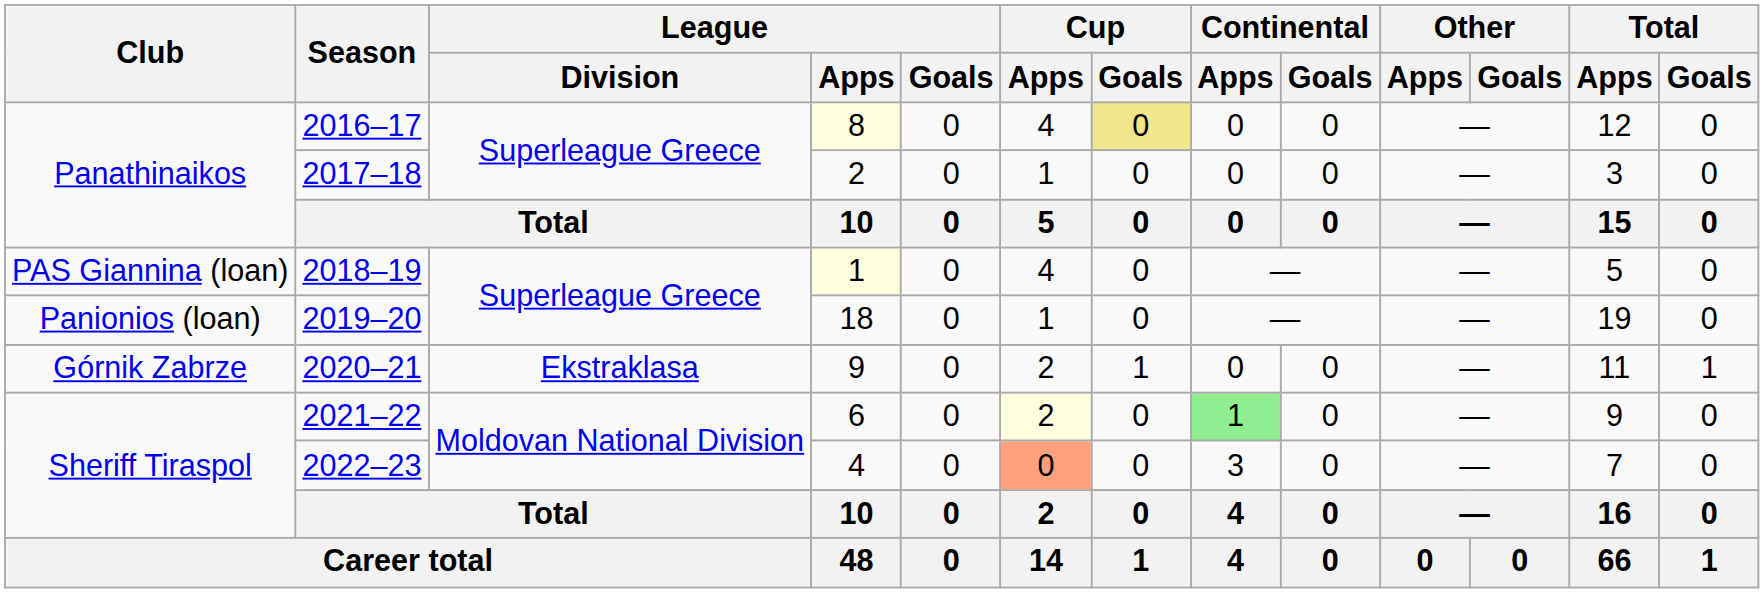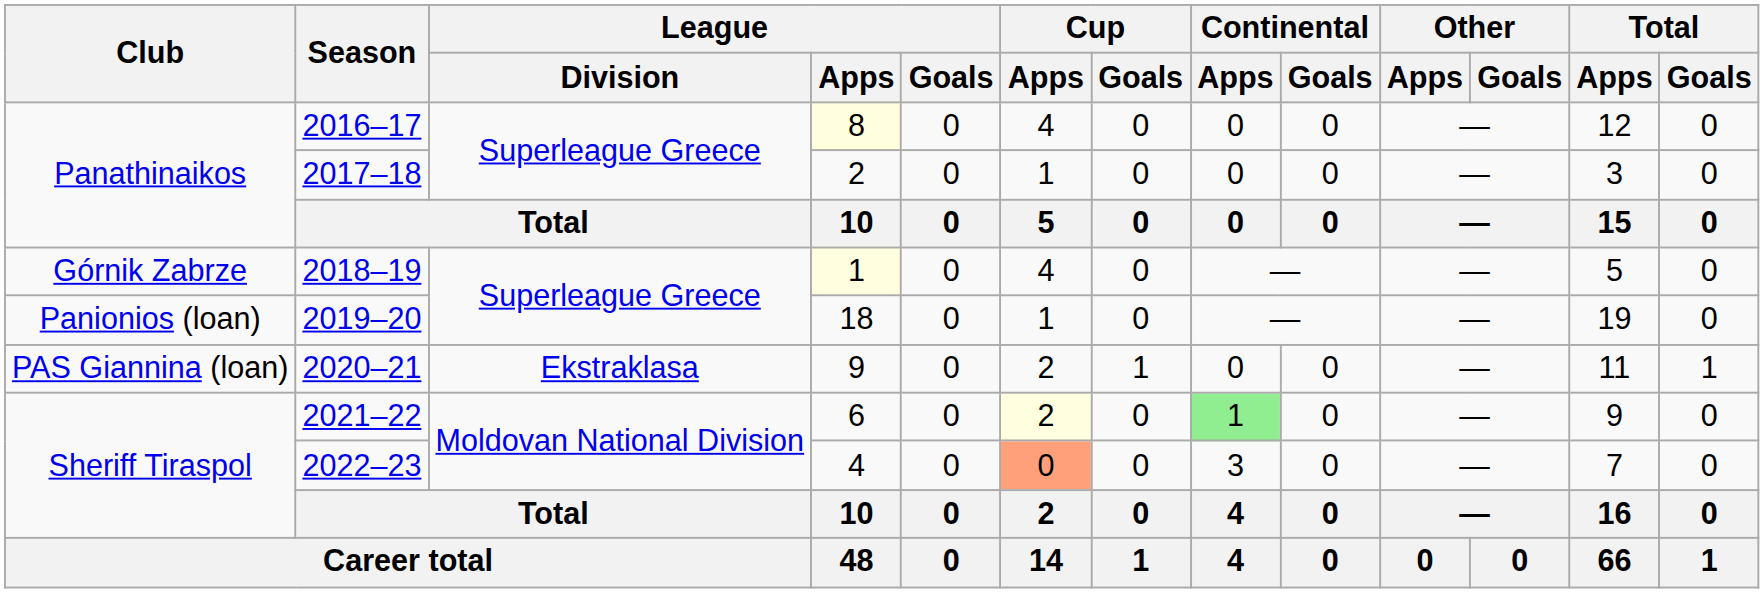(1141, 125) khaki background -> (1141, 125) no background
(150, 271) PAS Giannina (loan) -> (150, 271) Górnik Zabrze
(150, 367) Górnik Zabrze -> (150, 367) PAS Giannina (loan)
